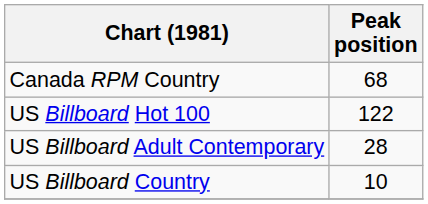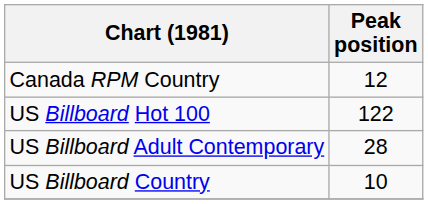(376, 79) 68 -> (376, 79) 12
